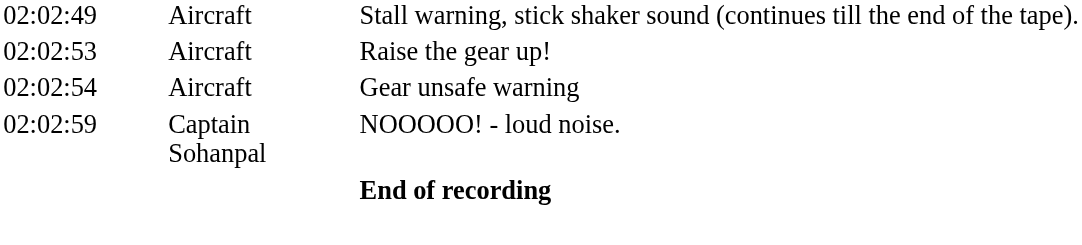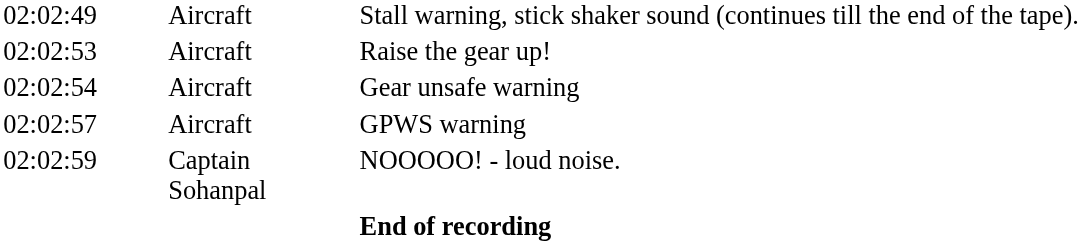+ row: (443, 123)
